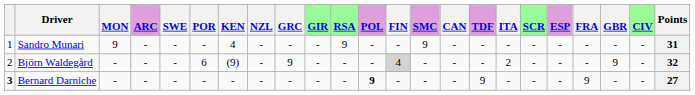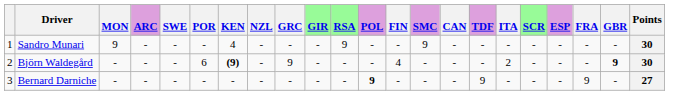- column: (643, 26)
(673, 44) 31 -> (647, 44) 30
(233, 62) normal -> (233, 62) bold
(398, 62) lightgrey background -> (398, 62) no background
(615, 62) normal -> (615, 62) bold
(673, 62) 32 -> (647, 62) 30
(10, 80) bold -> (10, 80) normal
